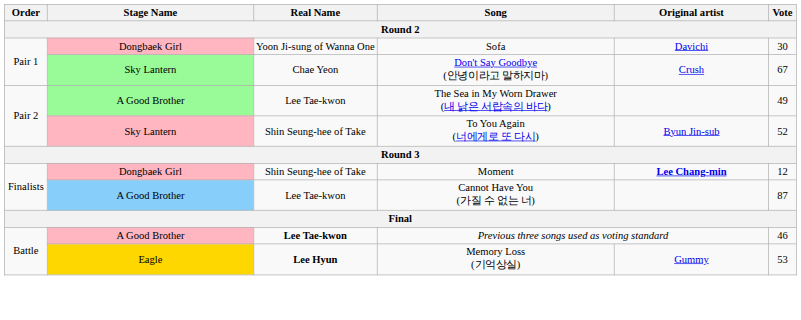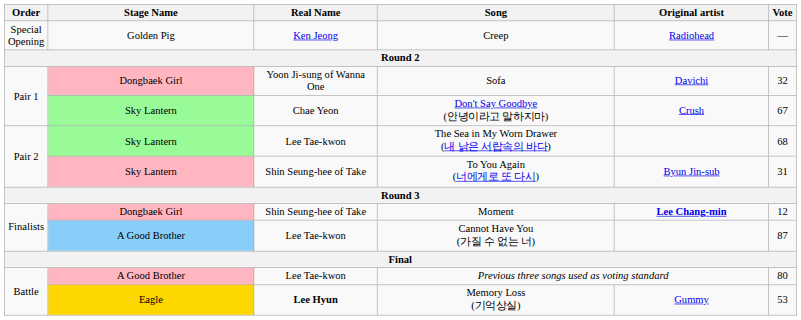+ row: (496, 35)
(782, 46) 30 -> (782, 80) 32
(150, 100) A Good Brother -> (151, 141) Sky Lantern
(782, 100) 49 -> (782, 141) 68
(782, 131) 52 -> (782, 171) 31
(315, 235) bold -> (316, 276) normal
(782, 235) 46 -> (782, 276) 80
